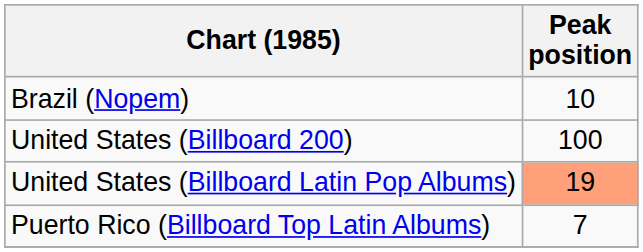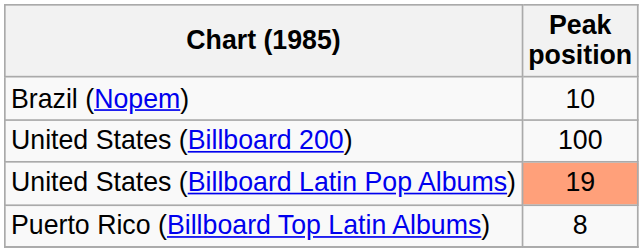(580, 225) 7 -> (580, 225) 8
